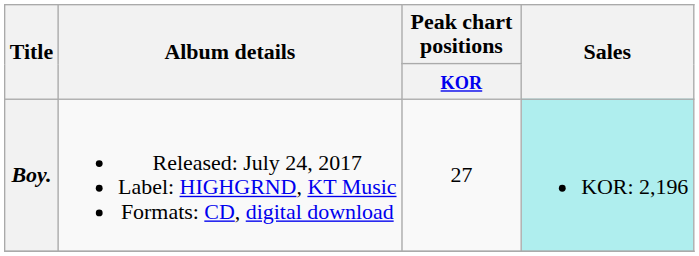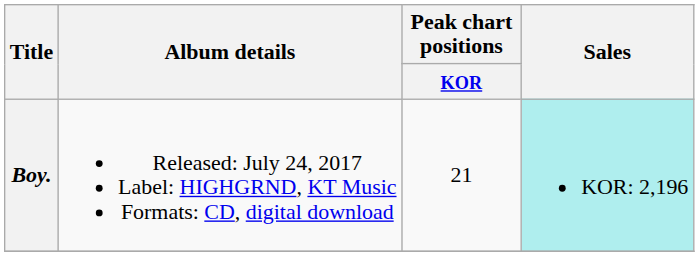(461, 174) 27 -> (461, 174) 21
